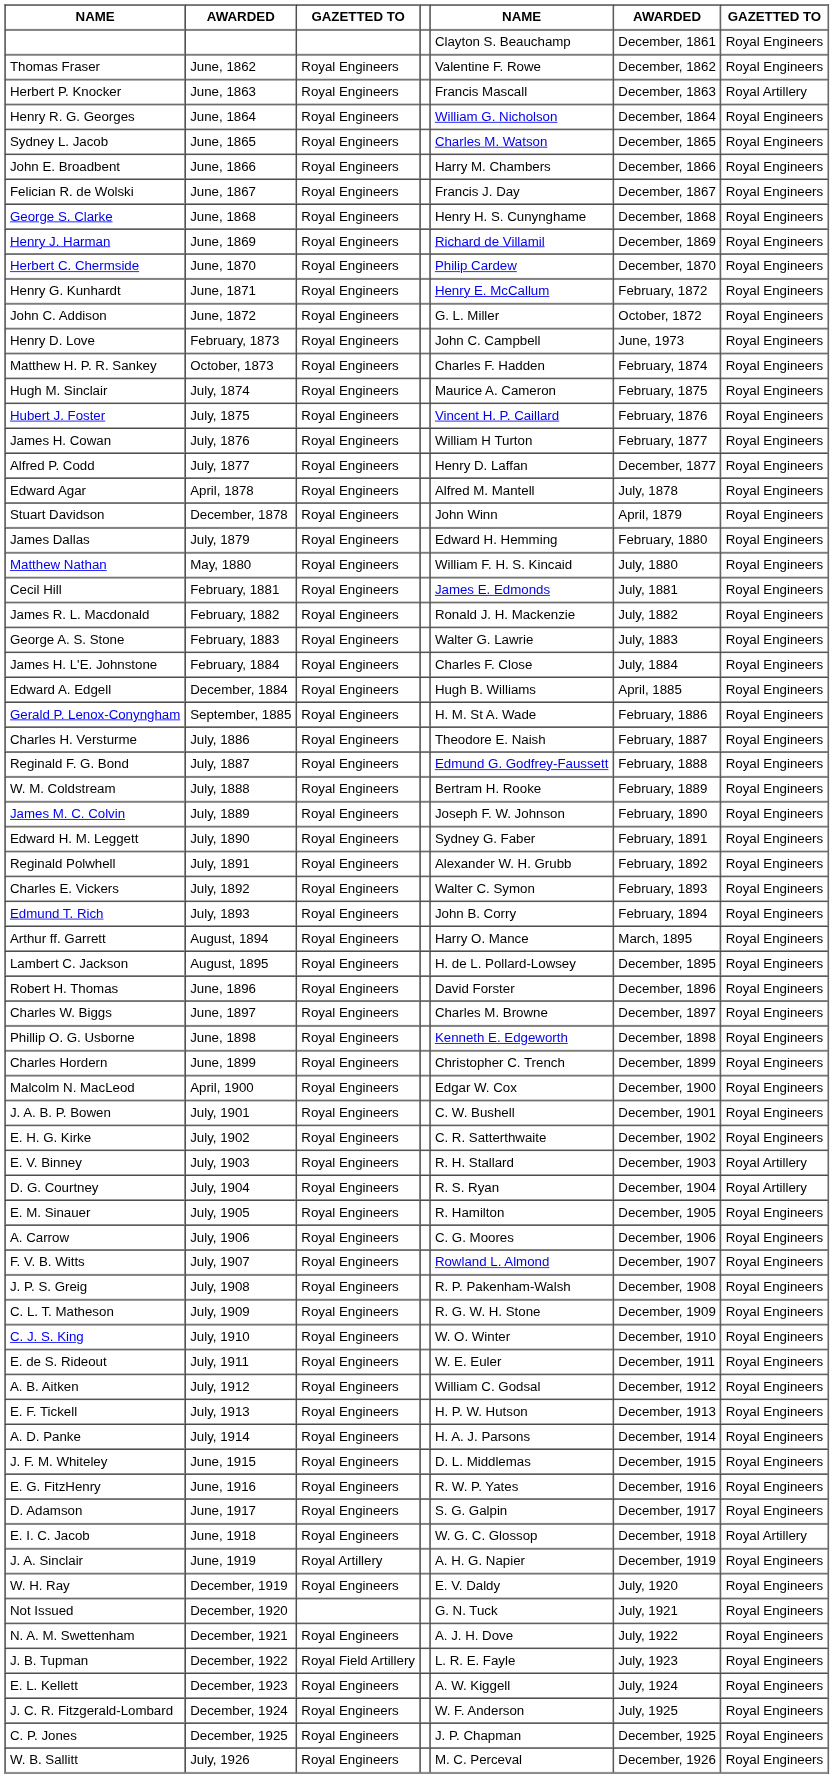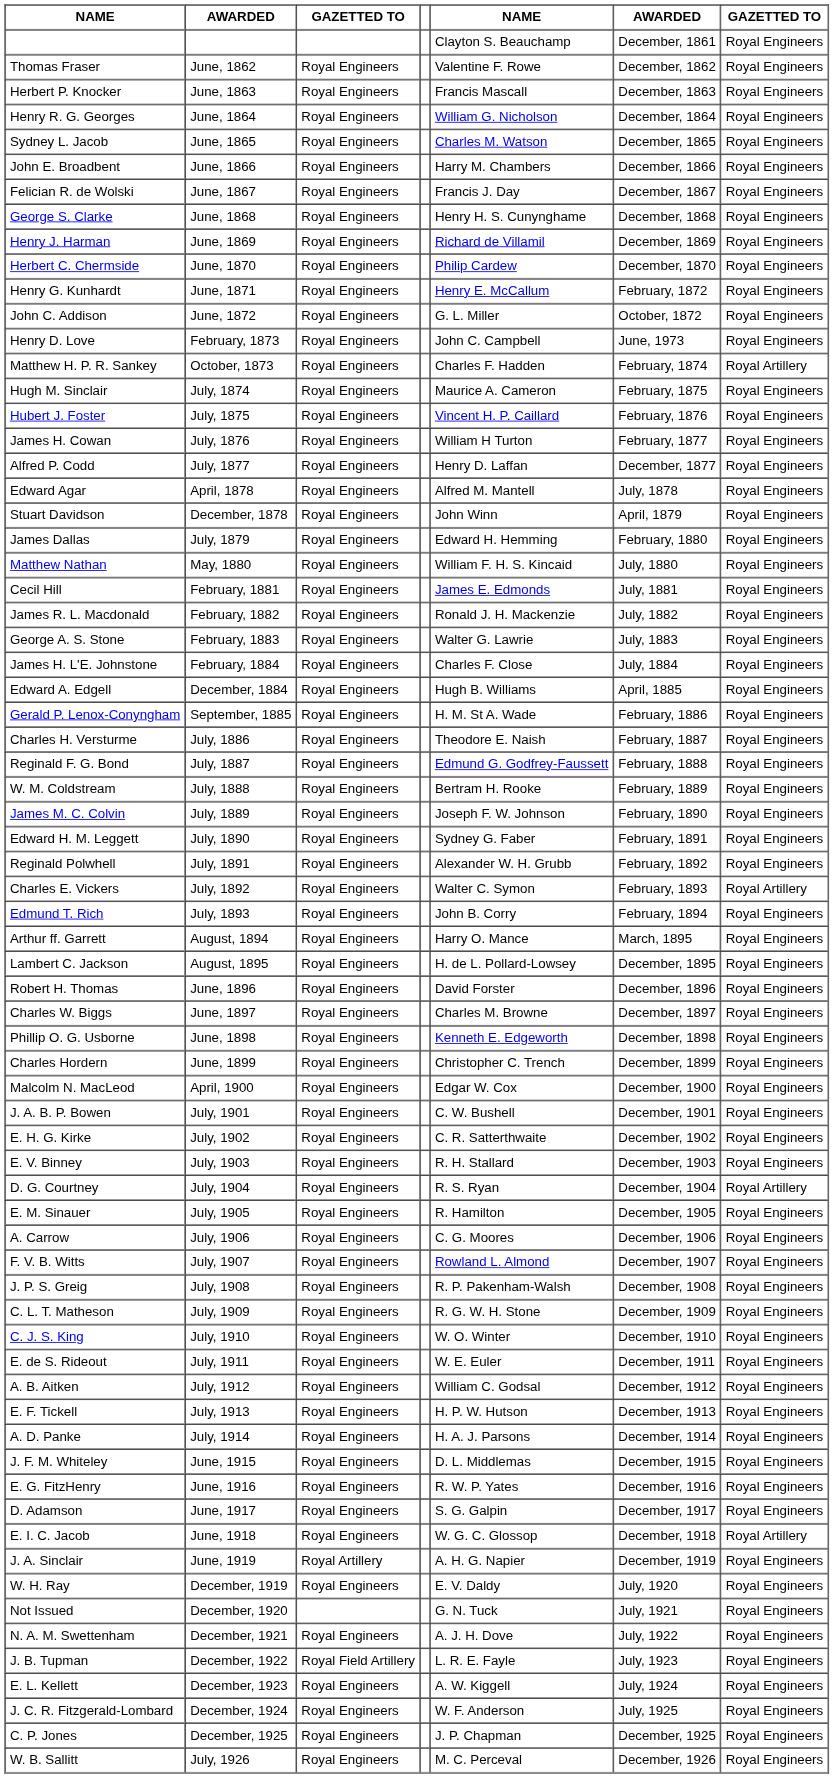(766, 92) Royal Artillery -> (774, 92) Royal Engineers
(774, 365) Royal Engineers -> (766, 365) Royal Artillery
(774, 888) Royal Engineers -> (766, 888) Royal Artillery
(766, 1162) Royal Artillery -> (774, 1162) Royal Engineers
